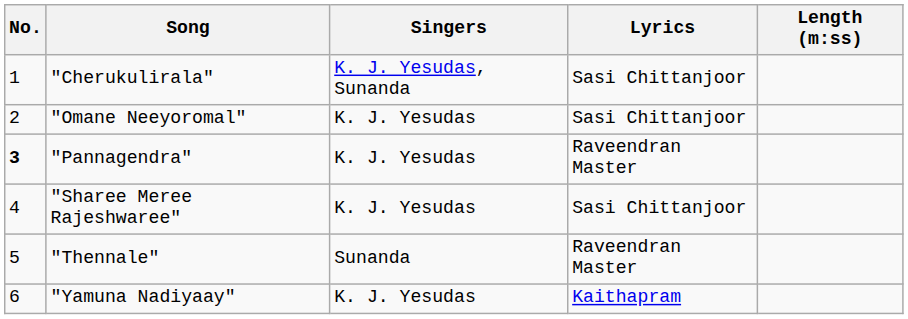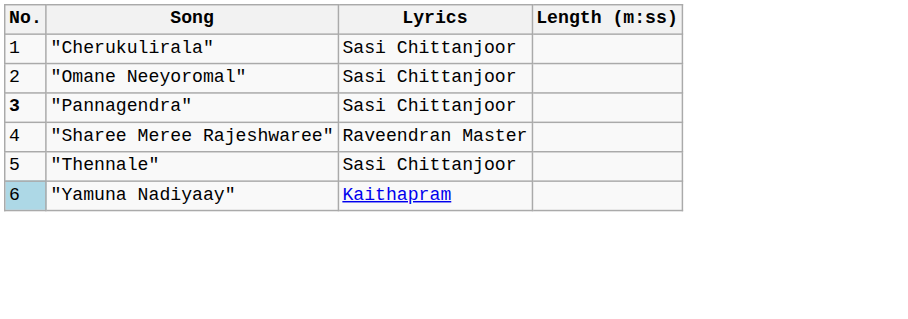- column: (449, 30)
(627, 159) Raveendran Master -> (429, 108) Sasi Chittanjoor
(659, 209) Sasi Chittanjoor -> (435, 137) Raveendran Master
(627, 259) Raveendran Master -> (429, 166) Sasi Chittanjoor
(15, 298) no background -> (15, 196) lightblue background
